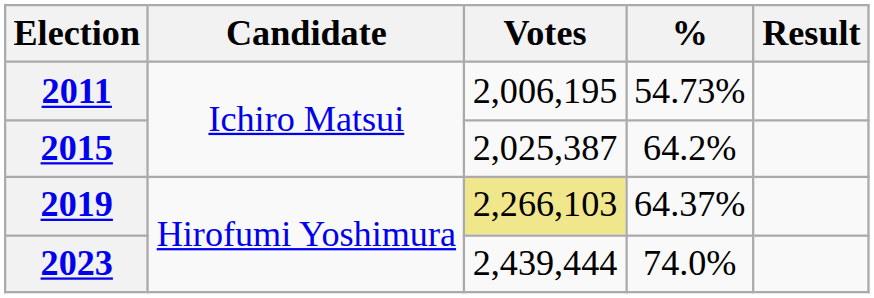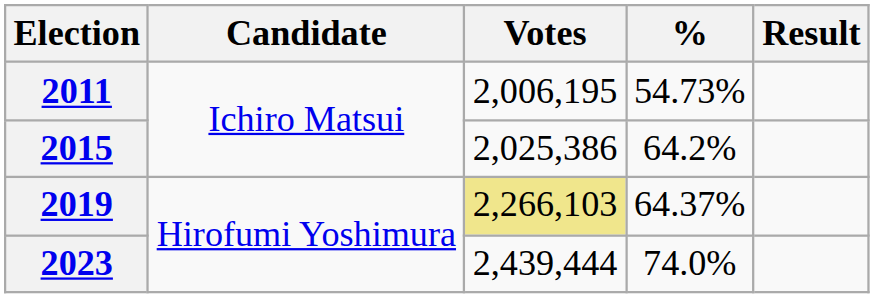(545, 147) 2,025,387 -> (545, 147) 2,025,386
